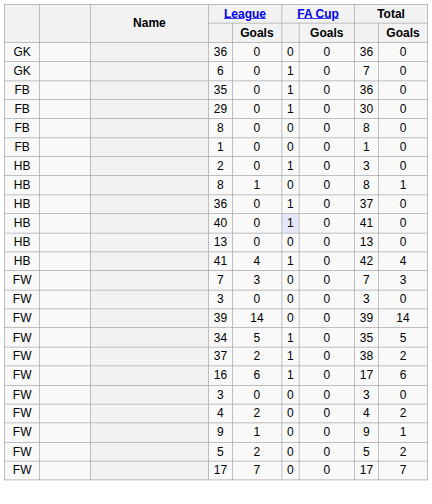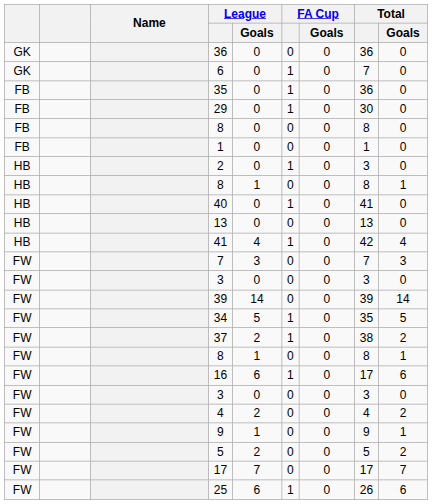- row: (22, 204)
(290, 223) lavender background -> (290, 204) no background
+ row: (22, 356)
+ row: (22, 489)
